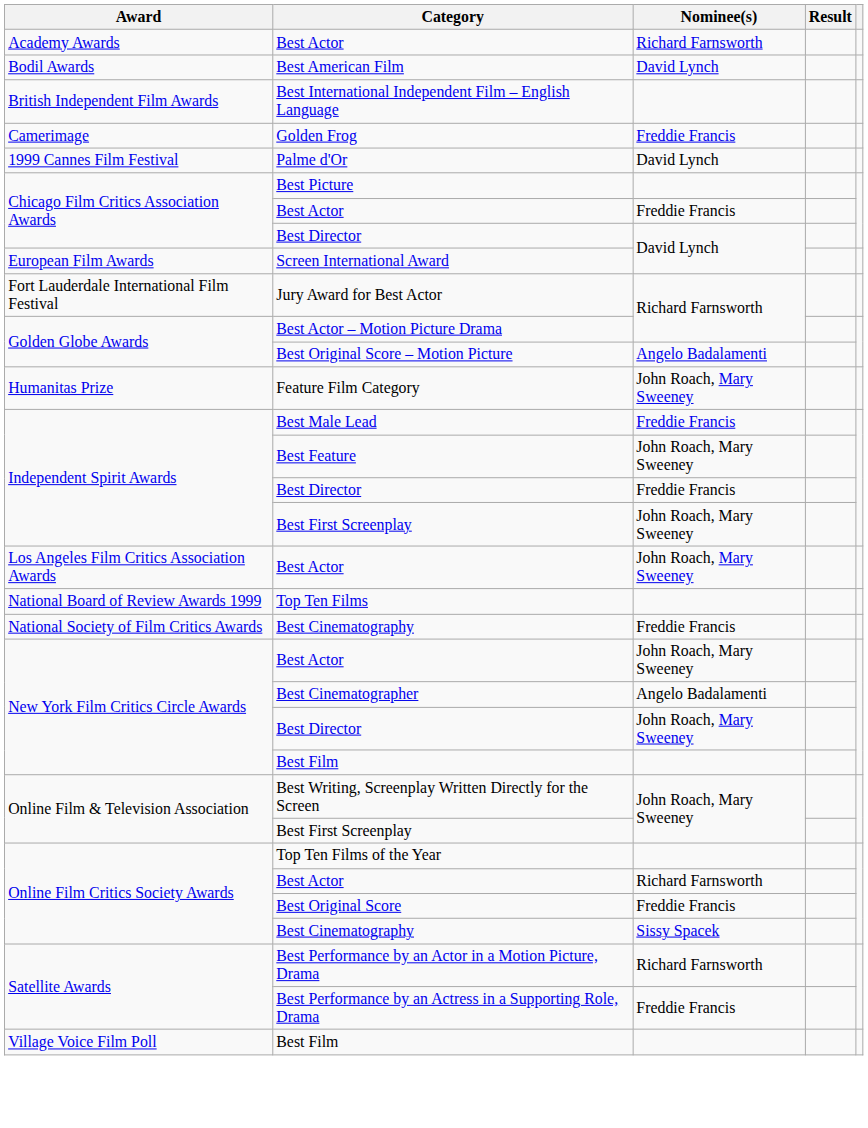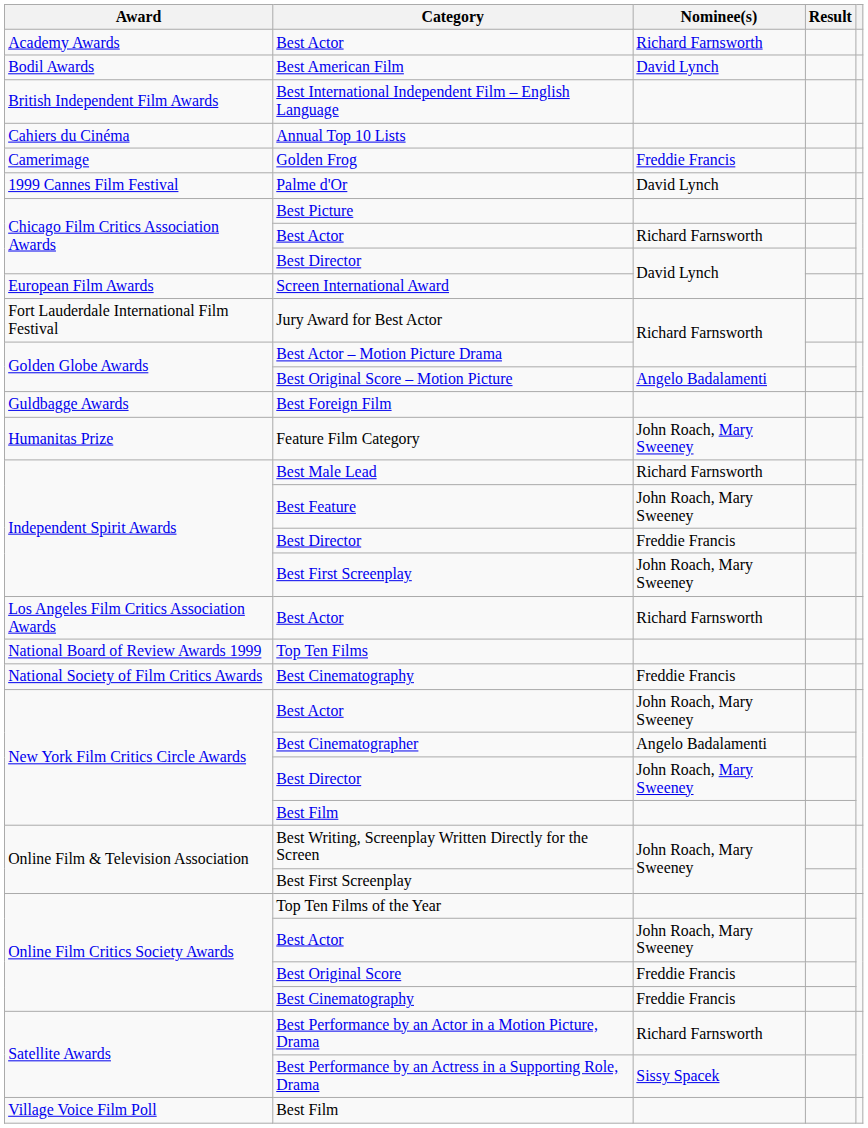+ row: (69, 135)
(686, 210) Freddie Francis -> (699, 235) Richard Farnsworth
+ row: (68, 404)
(686, 422) Freddie Francis -> (699, 472) Richard Farnsworth
(695, 567) John Roach, Mary Sweeney -> (699, 617) Richard Farnsworth
(699, 880) Richard Farnsworth -> (695, 939) John Roach, Mary Sweeney
(678, 931) Sissy Spacek -> (686, 999) Freddie Francis
(686, 1008) Freddie Francis -> (678, 1076) Sissy Spacek
